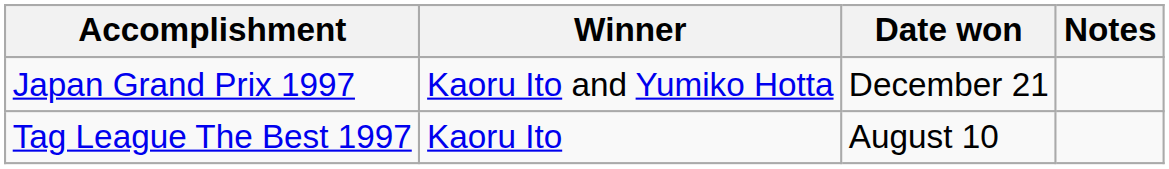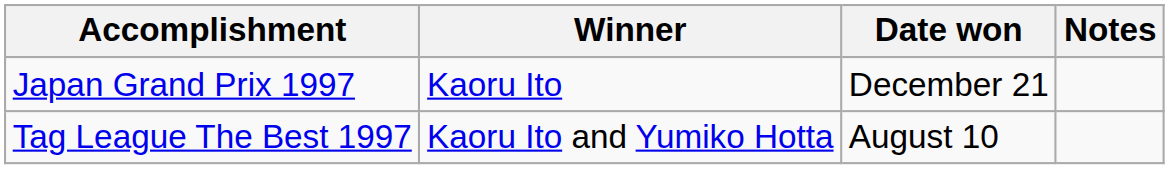(630, 83) Kaoru Ito and Yumiko Hotta -> (495, 83) Kaoru Ito
(495, 136) Kaoru Ito -> (630, 136) Kaoru Ito and Yumiko Hotta
